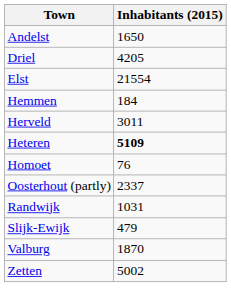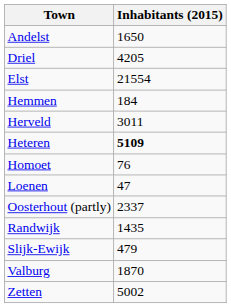+ row: (28, 185)
(131, 206) 1031 -> (131, 228) 1435
